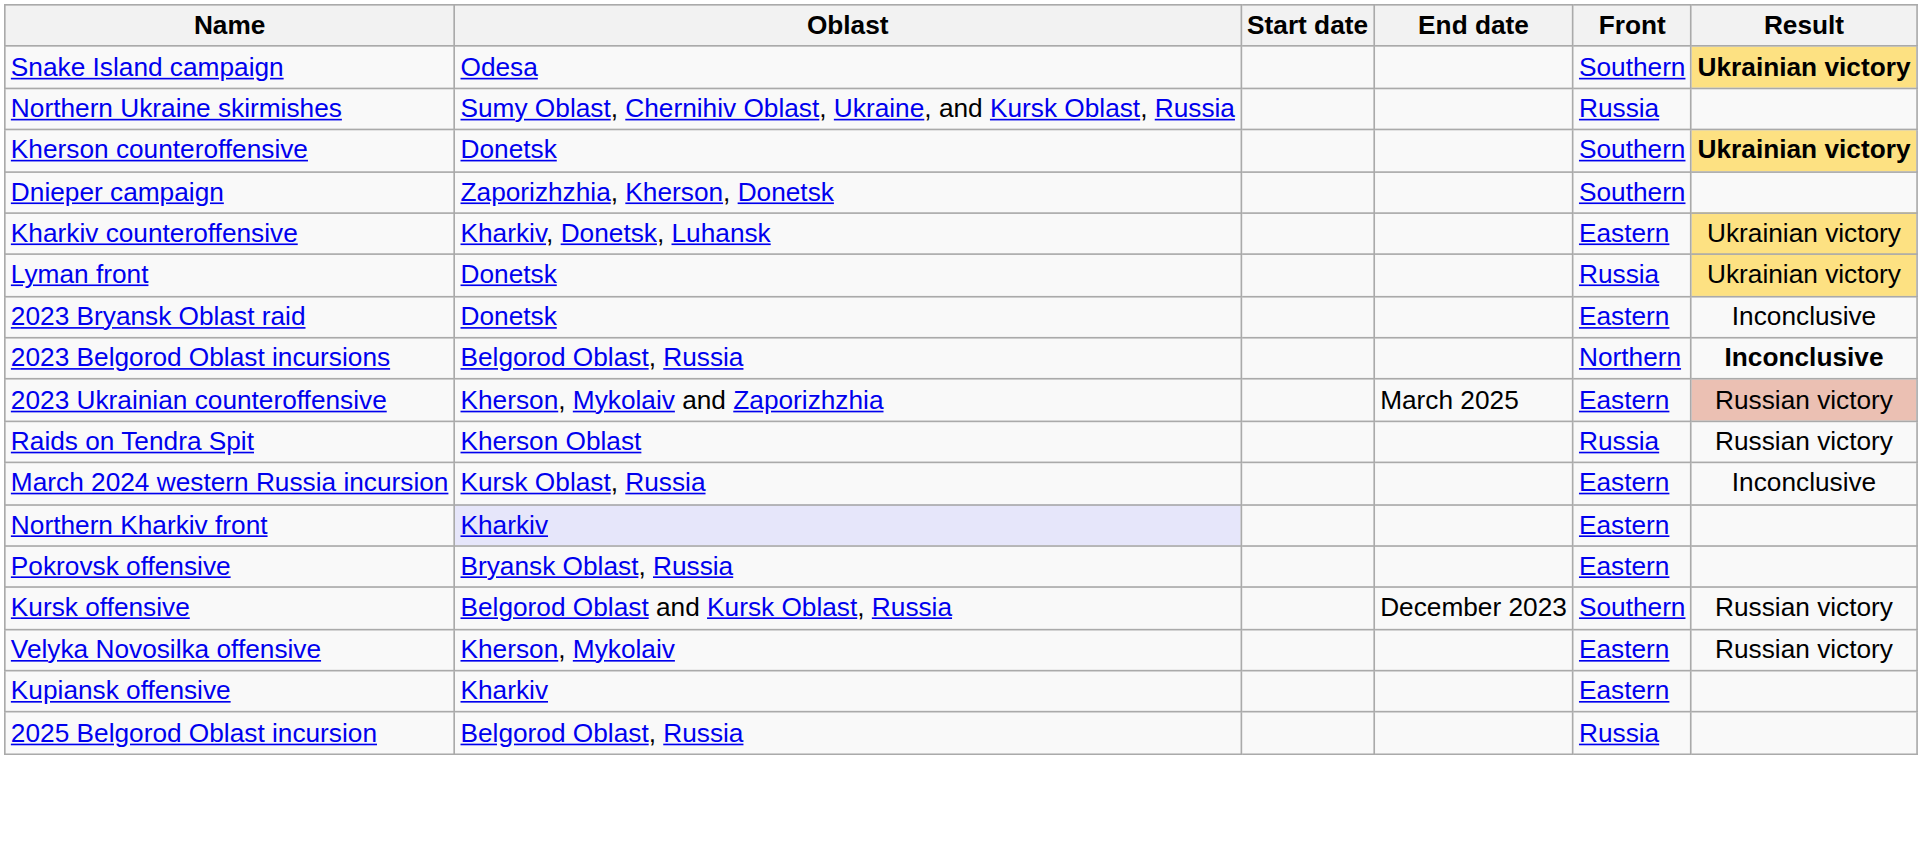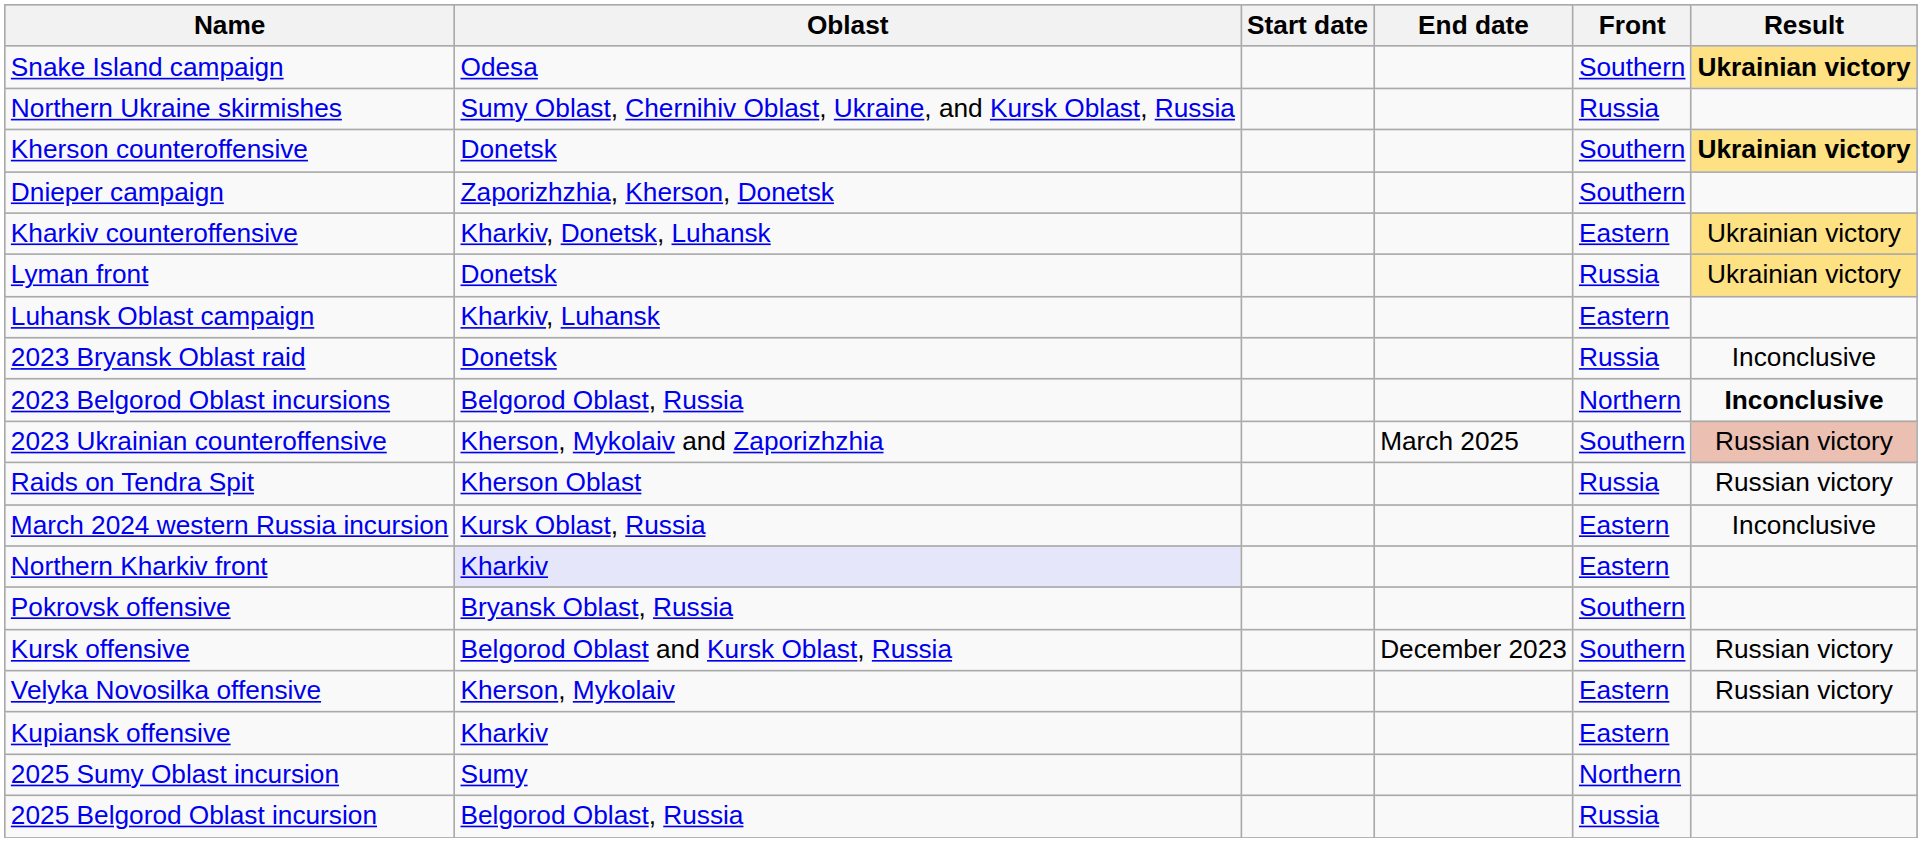+ row: (163, 316)
(1624, 316) Eastern -> (1619, 358) Russia
(1624, 399) Eastern -> (1632, 441) Southern
(1624, 566) Eastern -> (1632, 607) Southern
+ row: (175, 774)
